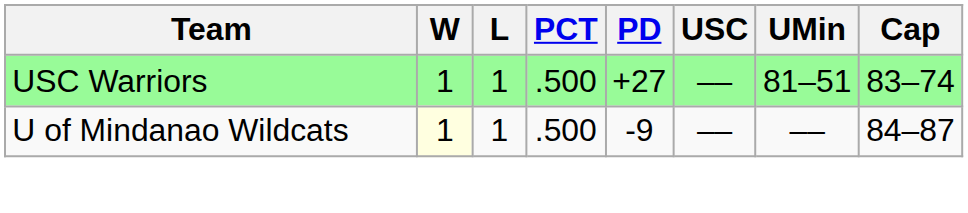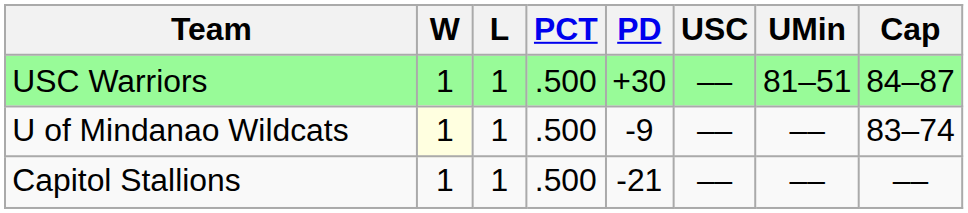(639, 80) +27 -> (639, 80) +30
(910, 80) 83–74 -> (910, 80) 84–87
(910, 130) 84–87 -> (910, 130) 83–74
+ row: (126, 181)
